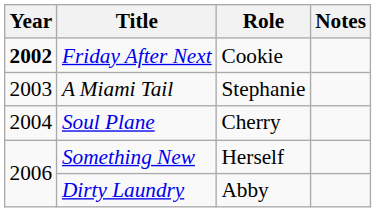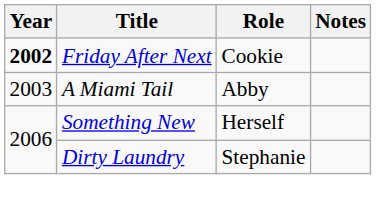(263, 88) Stephanie -> (245, 88) Abby
- row: (108, 122)
(245, 190) Abby -> (263, 156) Stephanie
